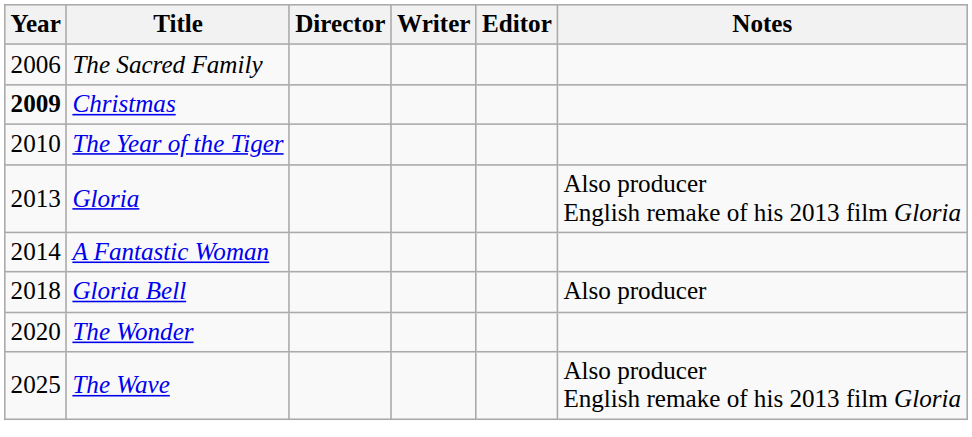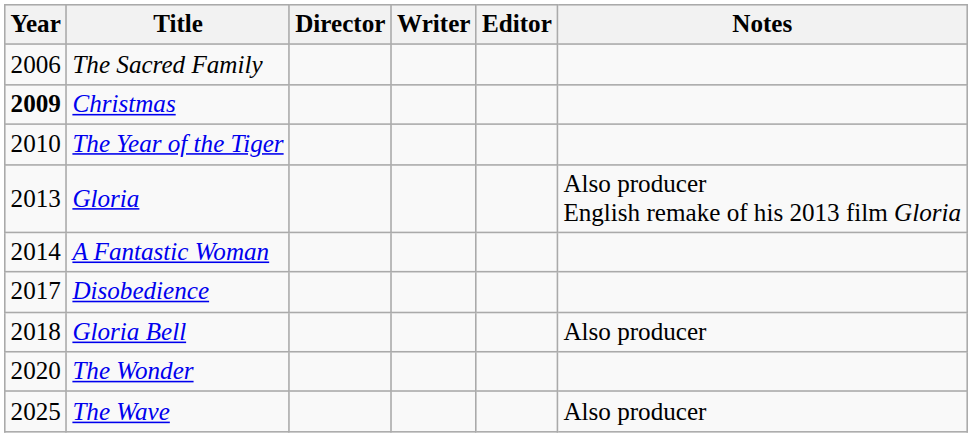+ row: (141, 291)
(762, 385) Also producer English remake of his 2013 film Gloria -> (635, 411) Also producer
